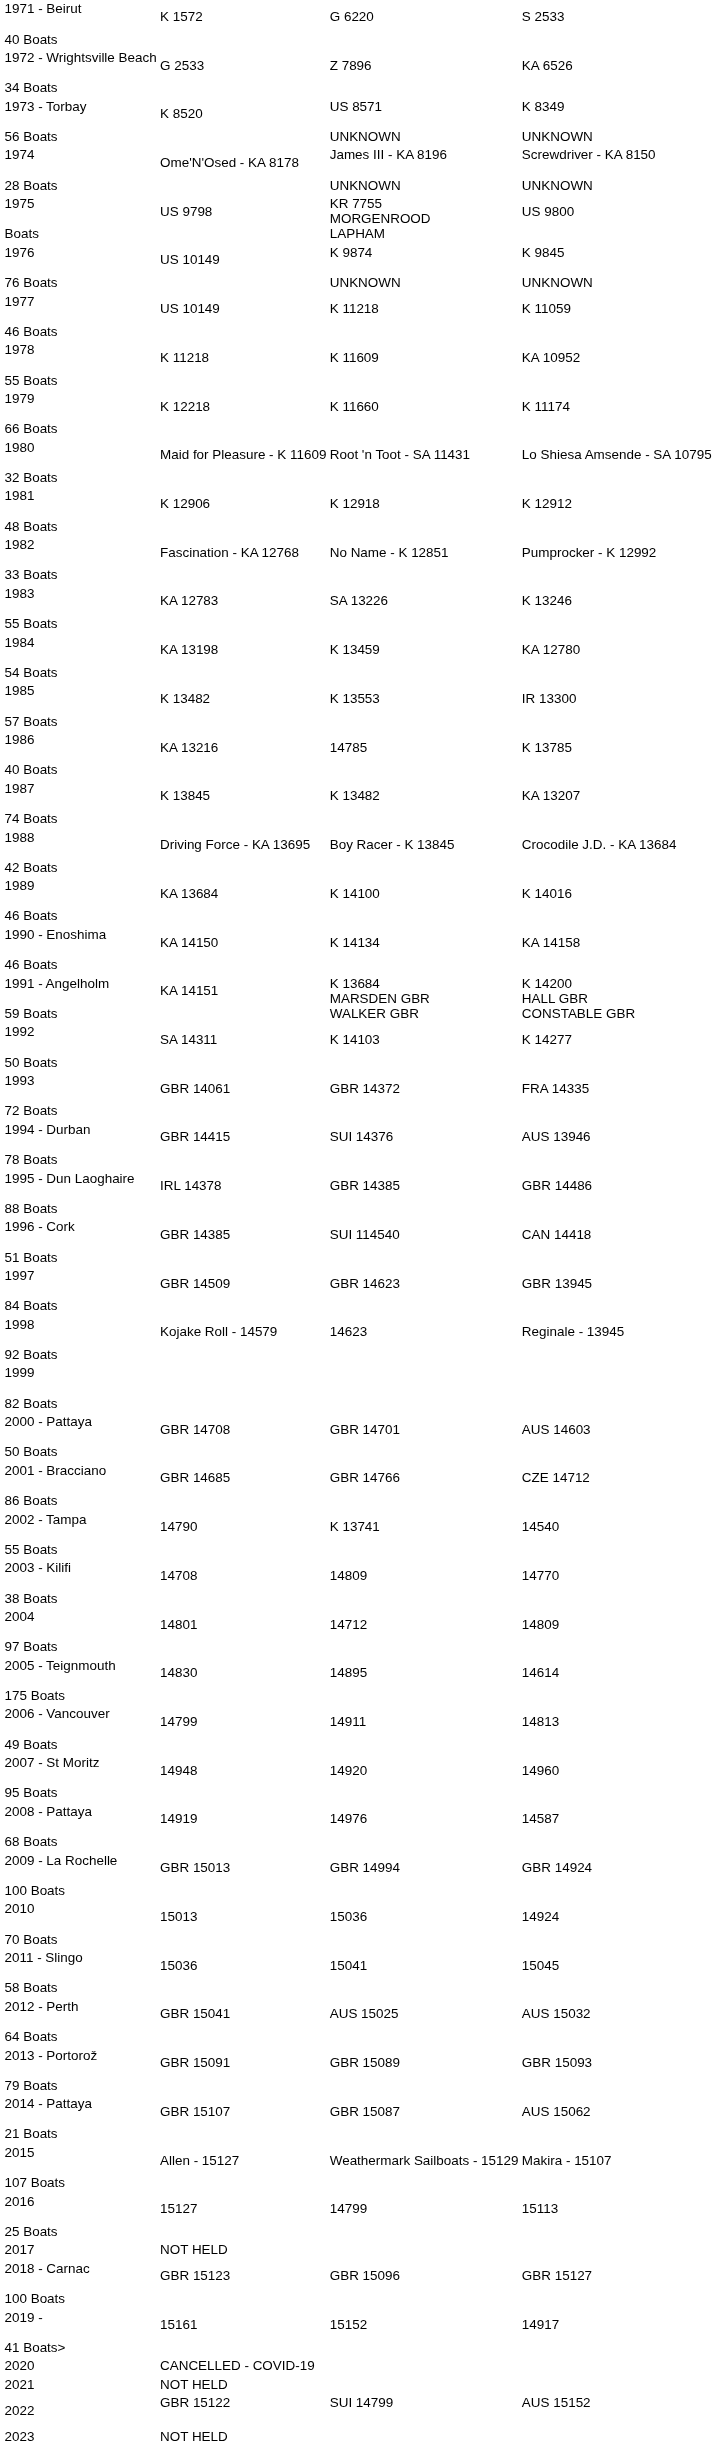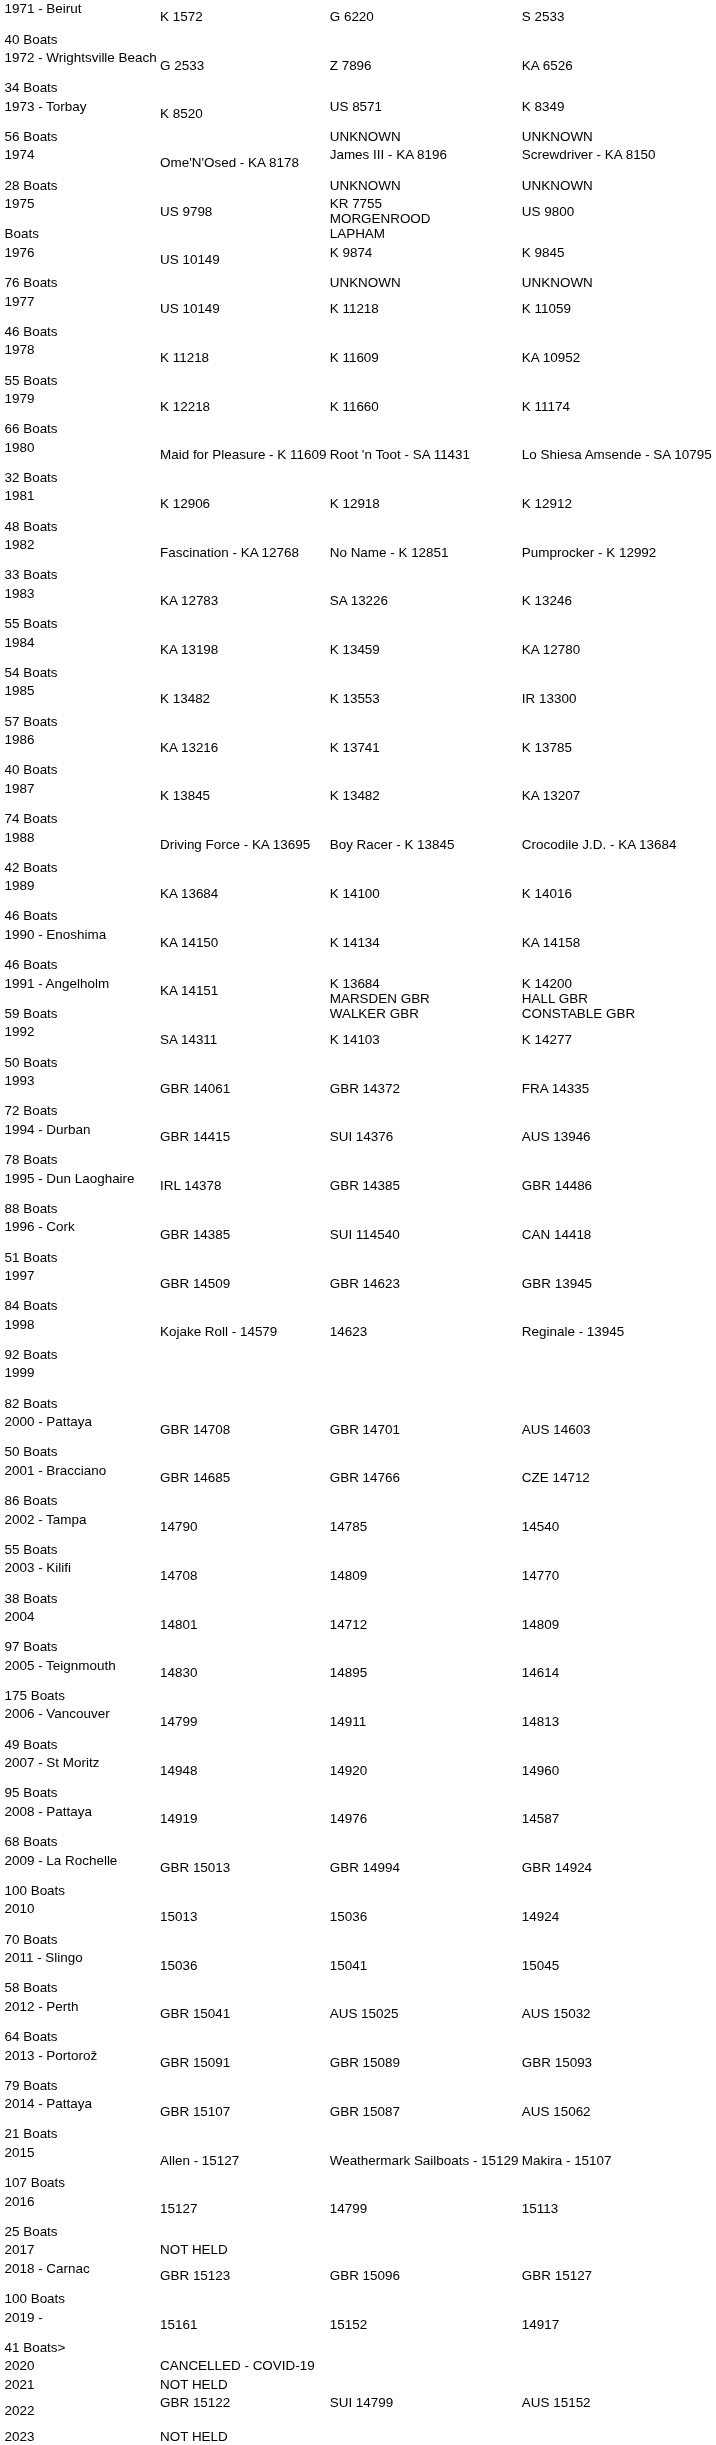(348, 747) 14785 -> (355, 747) K 13741
(355, 1527) K 13741 -> (348, 1527) 14785
